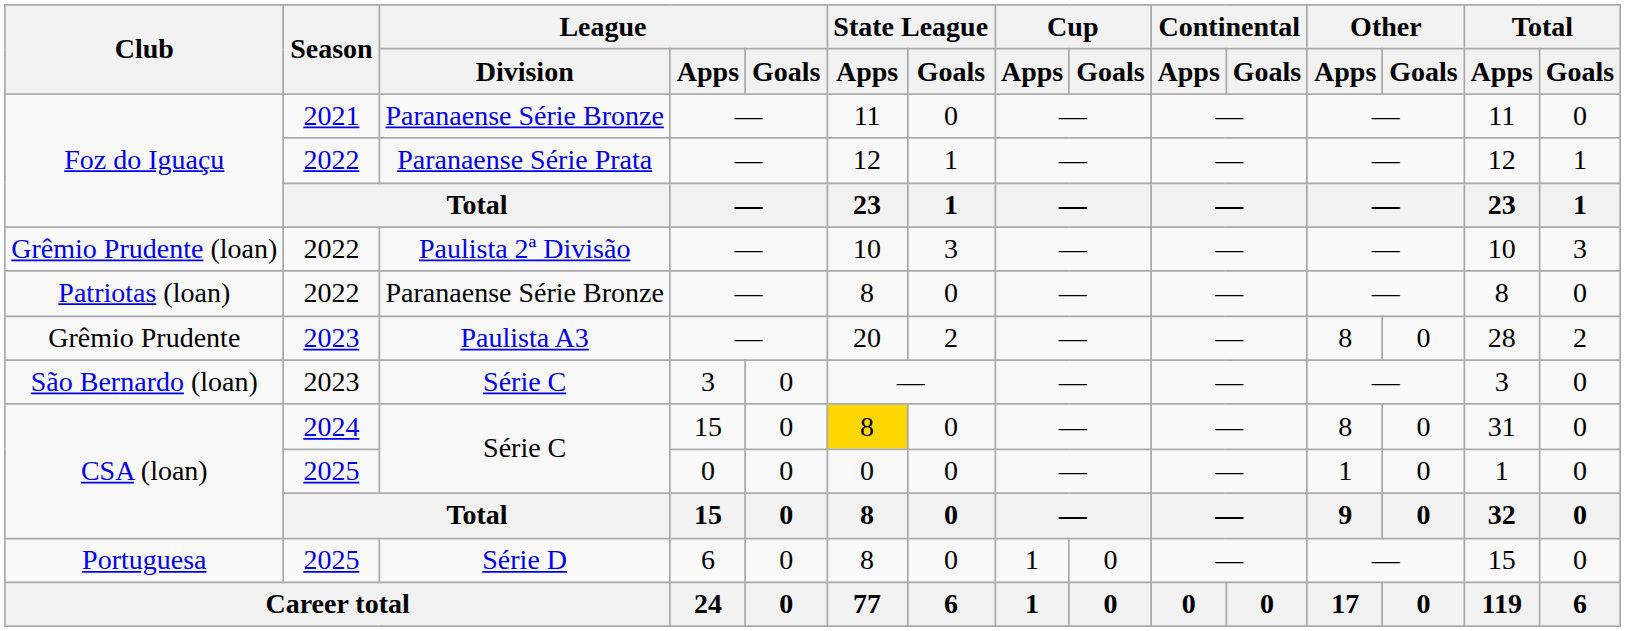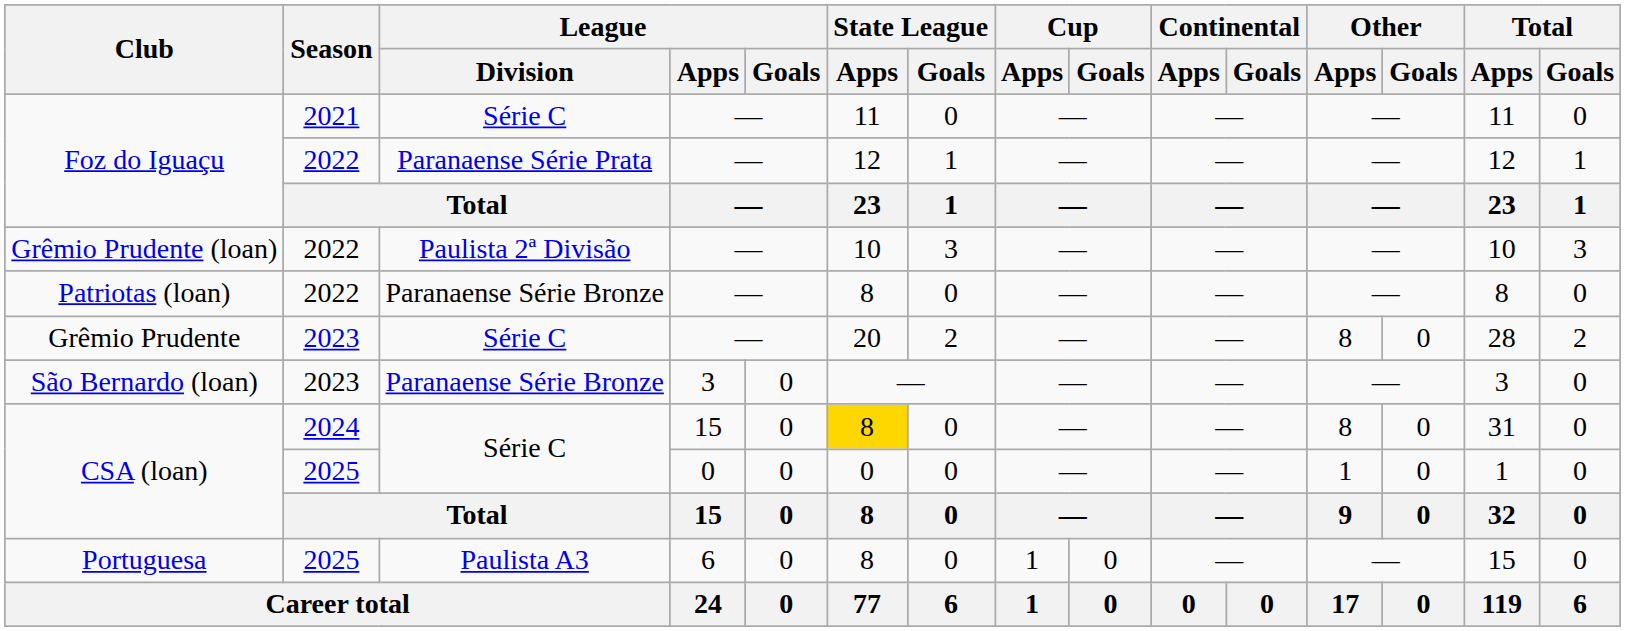(525, 115) Paranaense Série Bronze -> (525, 115) Série C
(525, 337) Paulista A3 -> (525, 337) Série C
(525, 381) Série C -> (525, 381) Paranaense Série Bronze
(525, 559) Série D -> (525, 559) Paulista A3
